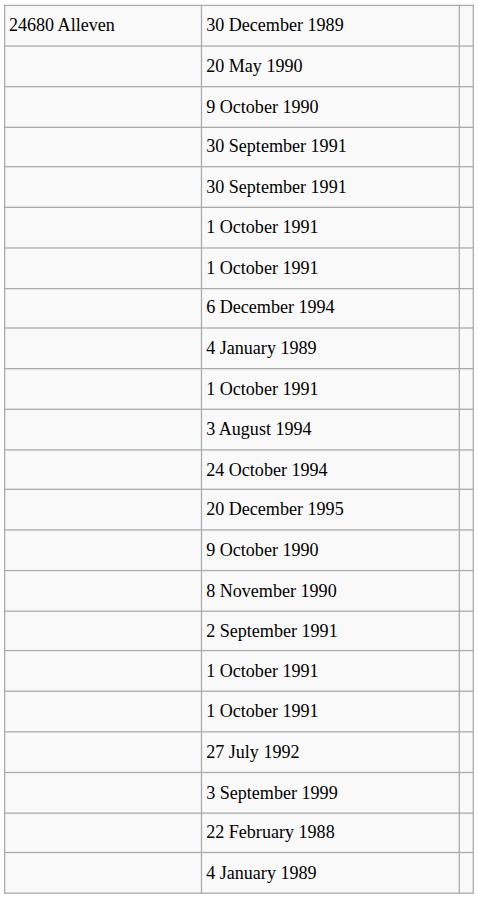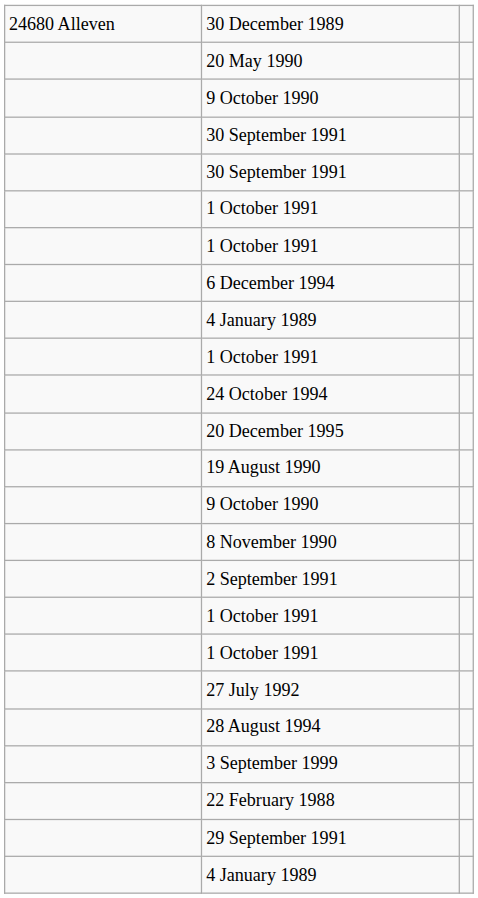- row: (103, 429)
+ row: (103, 468)
+ row: (103, 727)
+ row: (103, 838)
